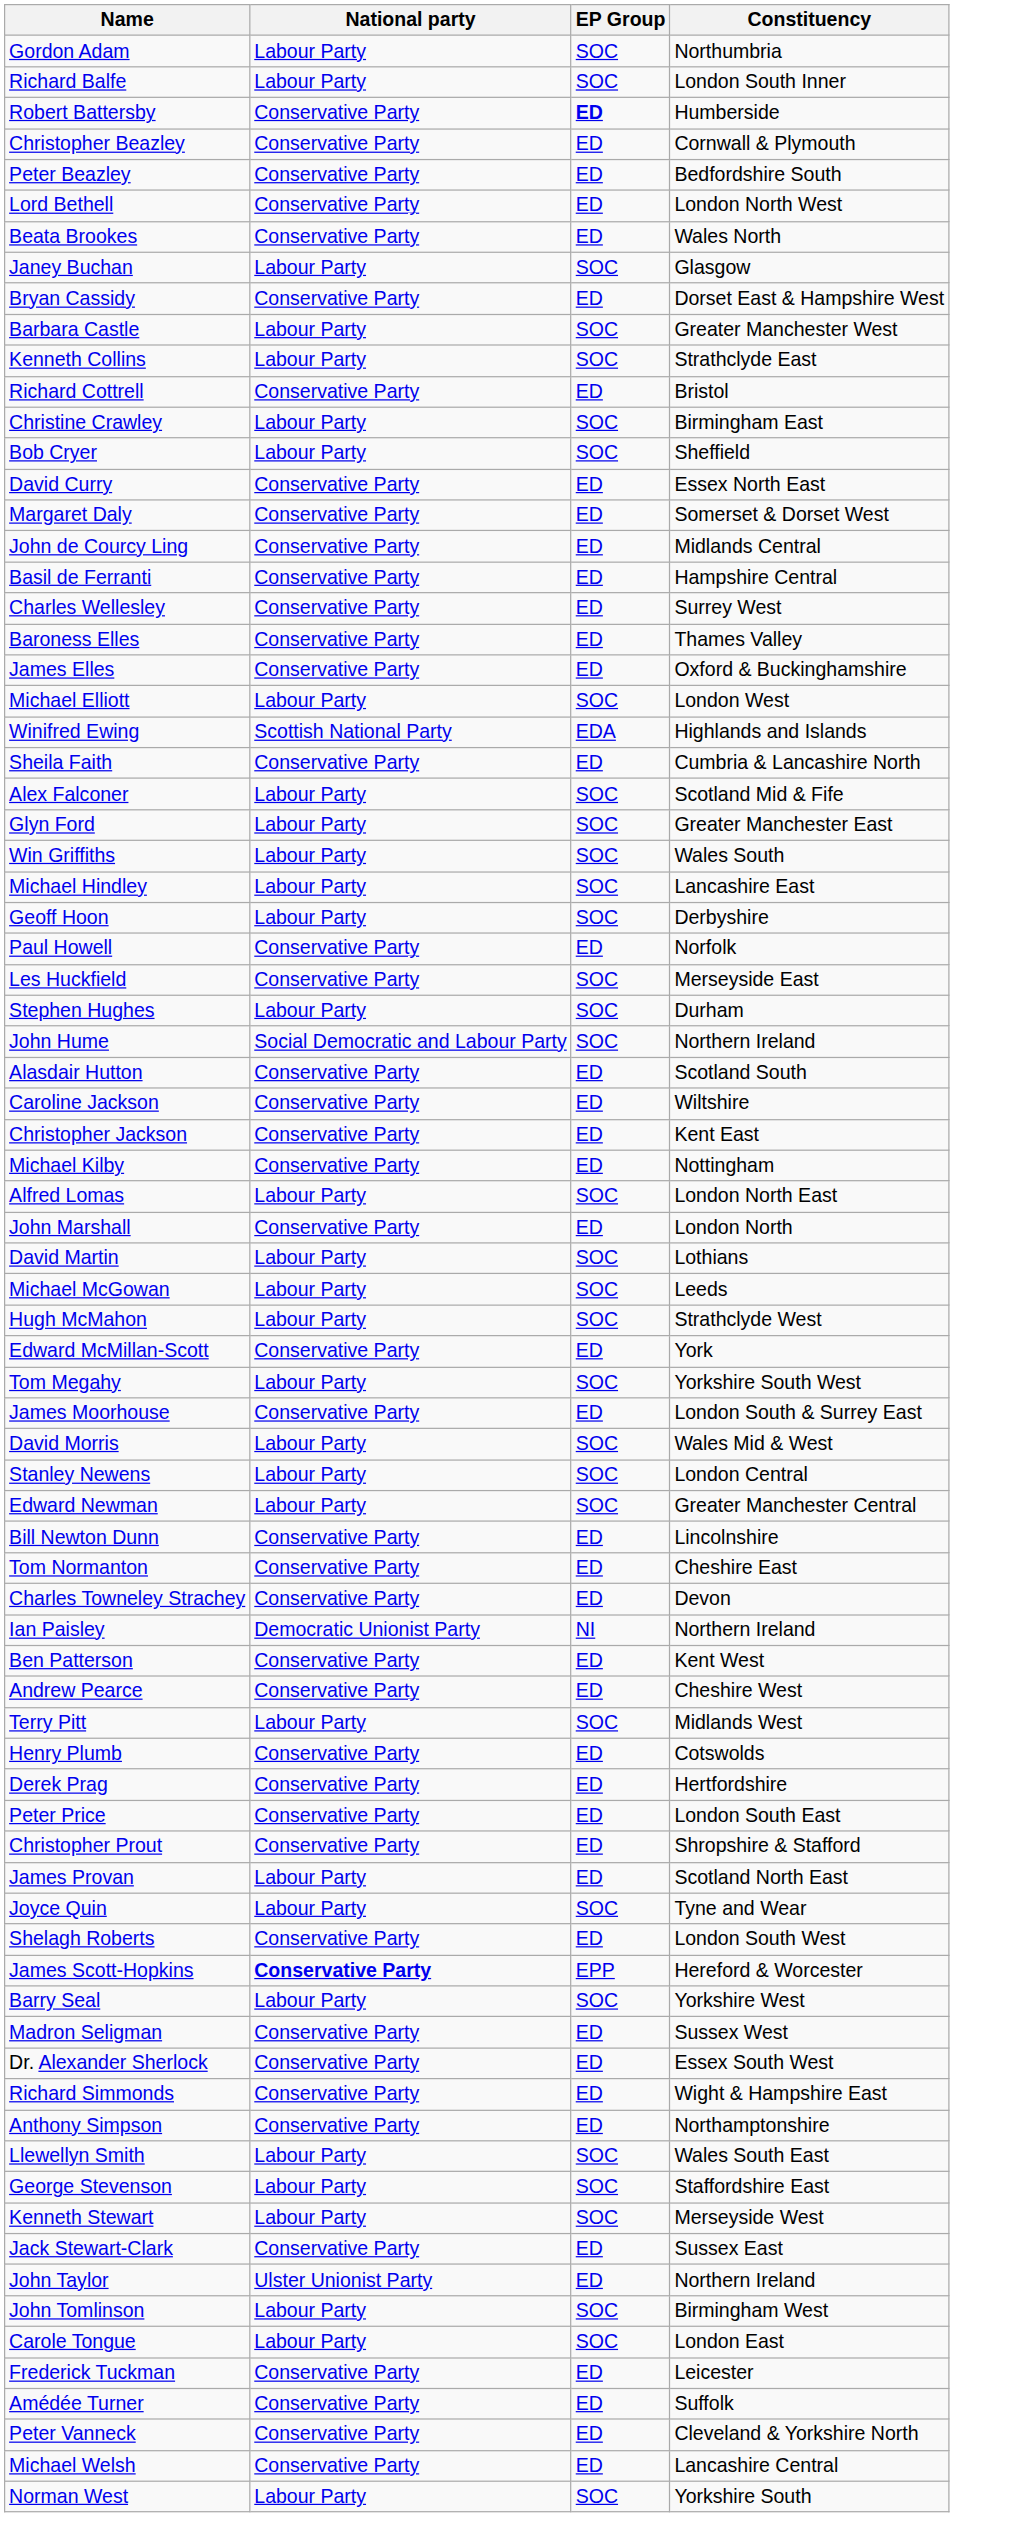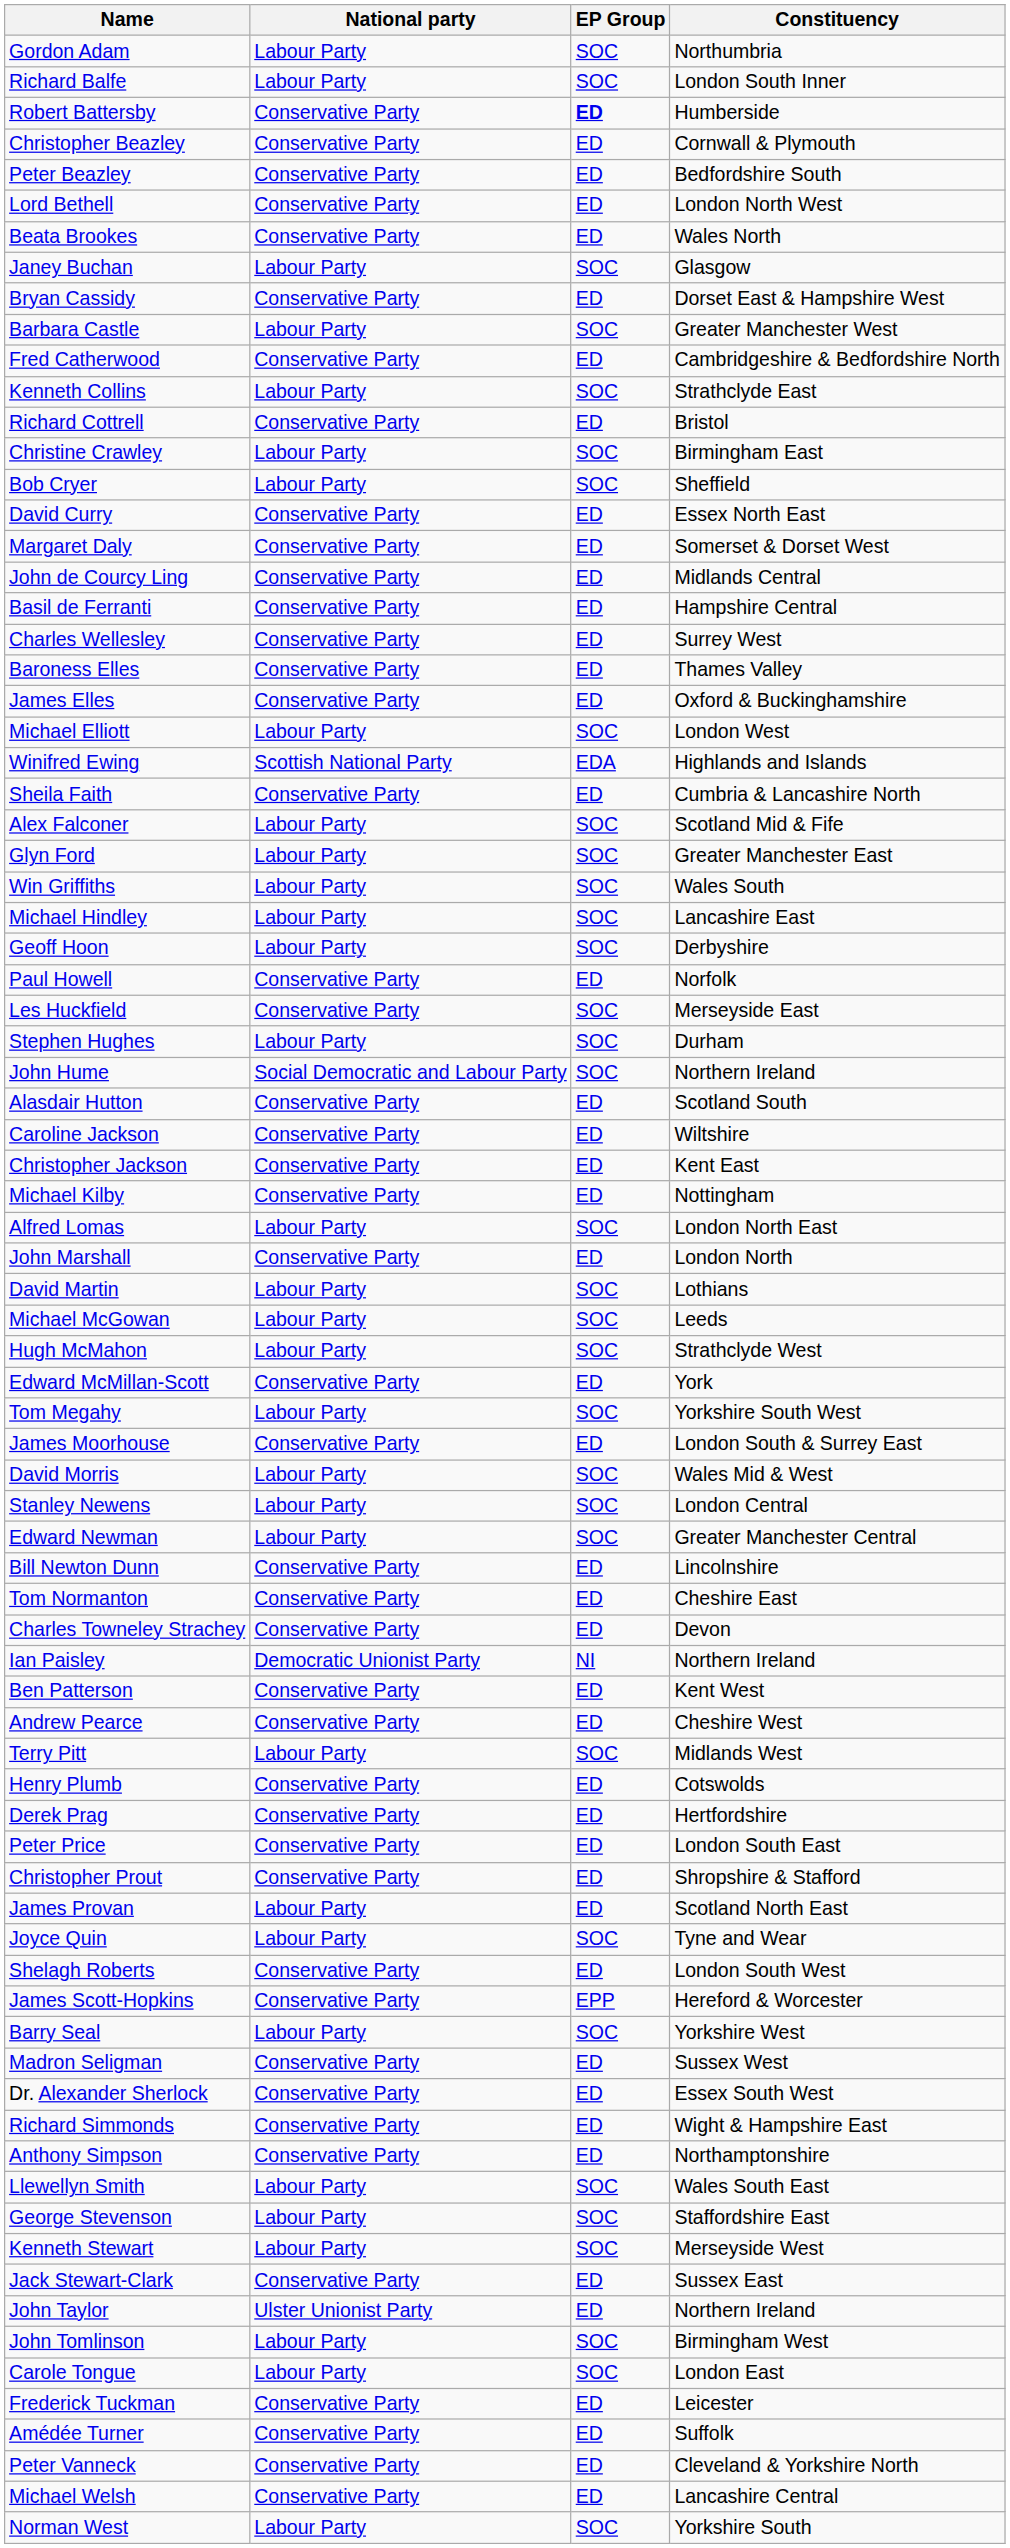+ row: (85, 360)
(343, 1970) bold -> (337, 2001) normal
